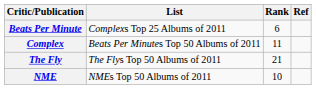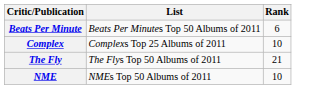- column: (301, 12)
(157, 28) Complexs Top 25 Albums of 2011 -> (175, 28) Beats Per Minutes Top 50 Albums of 2011
(175, 44) Beats Per Minutes Top 50 Albums of 2011 -> (157, 44) Complexs Top 25 Albums of 2011
(277, 44) 11 -> (277, 44) 10
